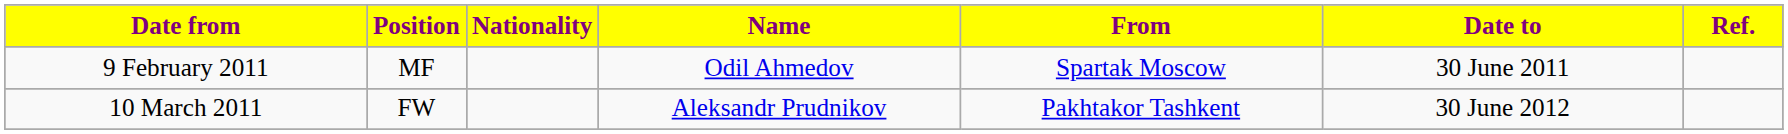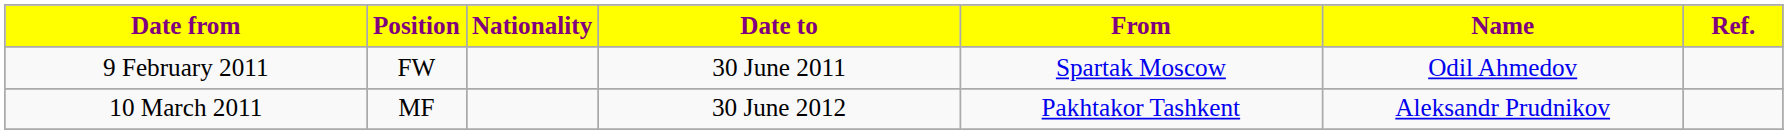columns swapped: (779, 25) <-> (1503, 25)
(416, 67) MF -> (416, 67) FW
(416, 108) FW -> (416, 108) MF
